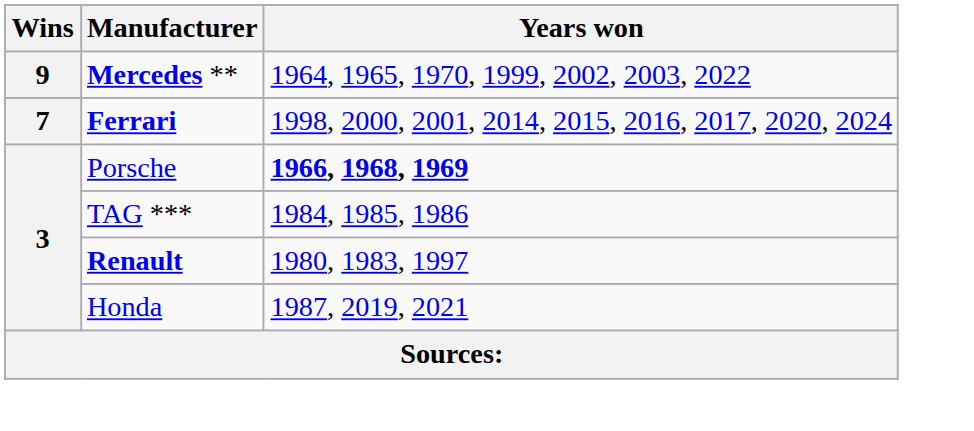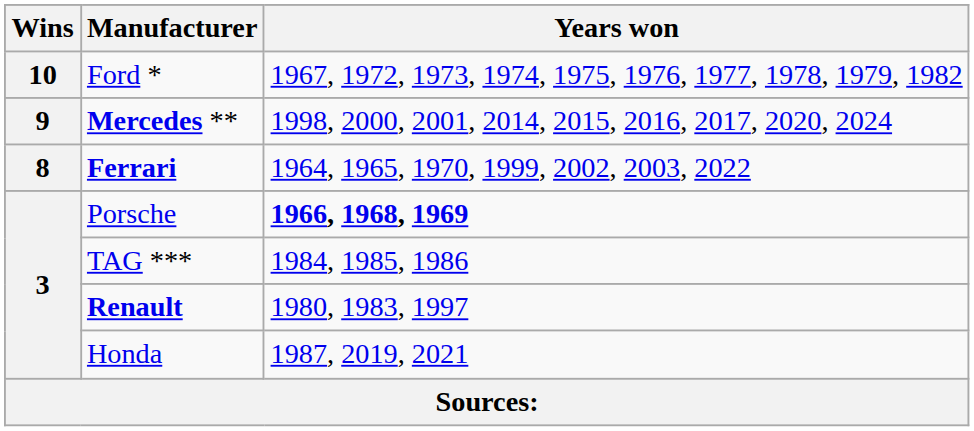+ row: (124, 74)
(511, 74) 1964, 1965, 1970, 1999, 2002, 2003, 2022 -> (581, 121) 1998, 2000, 2001, 2014, 2015, 2016, 2017, 2020, 2024
(43, 121) 7 -> (43, 167) 8
(581, 121) 1998, 2000, 2001, 2014, 2015, 2016, 2017, 2020, 2024 -> (511, 167) 1964, 1965, 1970, 1999, 2002, 2003, 2022
